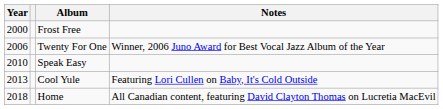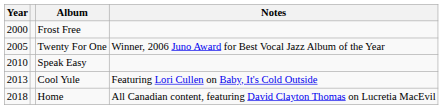(17, 46) 2006 -> (17, 46) 2005
